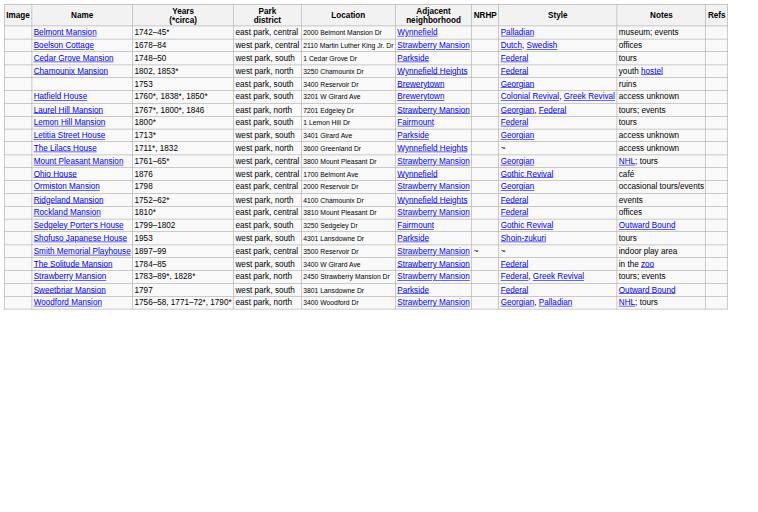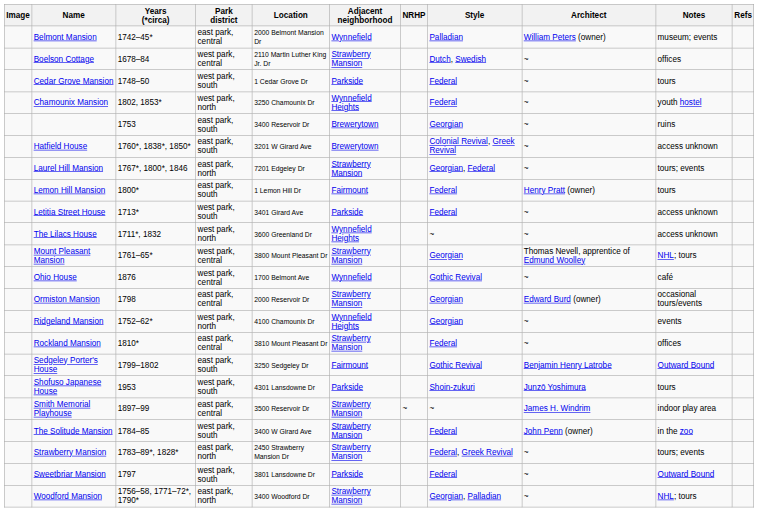+ column: (589, 15)
(517, 135) Georgian -> (443, 212) Federal
(514, 199) Federal -> (446, 321) Georgian
